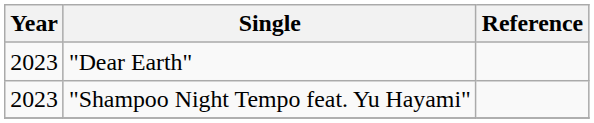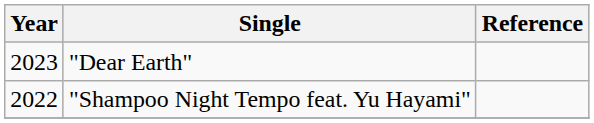(34, 99) 2023 -> (34, 99) 2022
